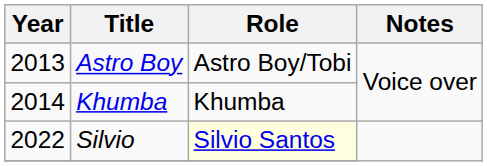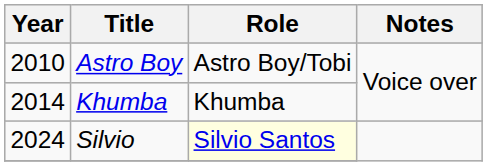(38, 62) 2013 -> (38, 62) 2010
(38, 140) 2022 -> (38, 140) 2024
